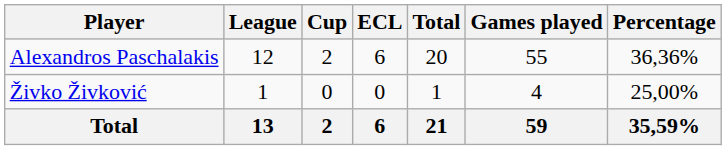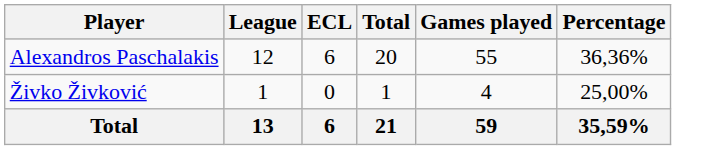- column: (327, 21)
